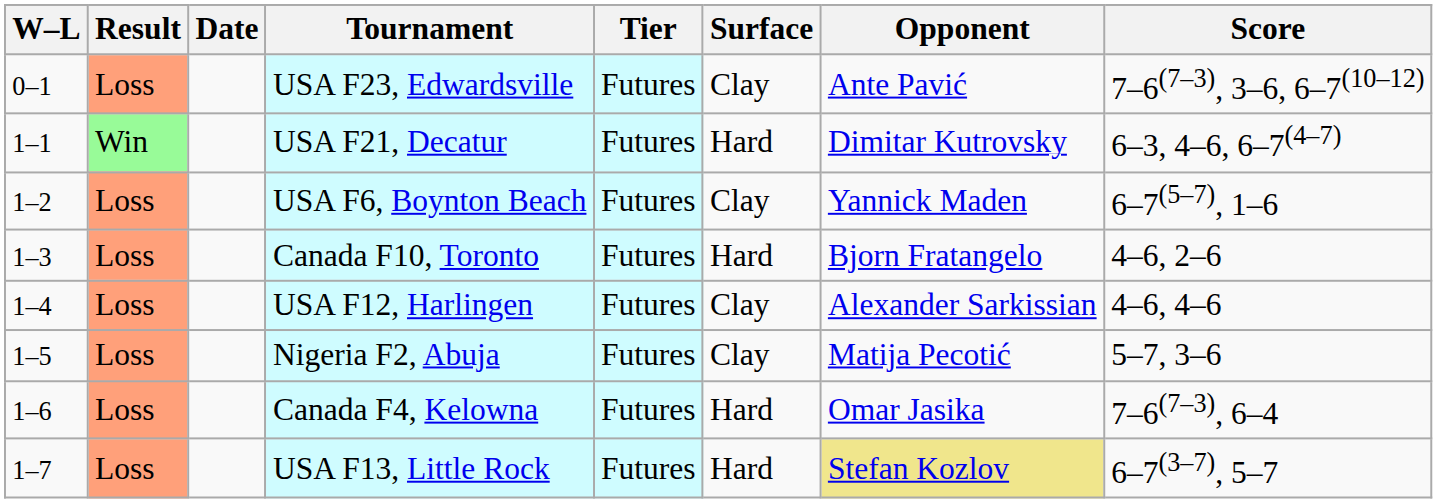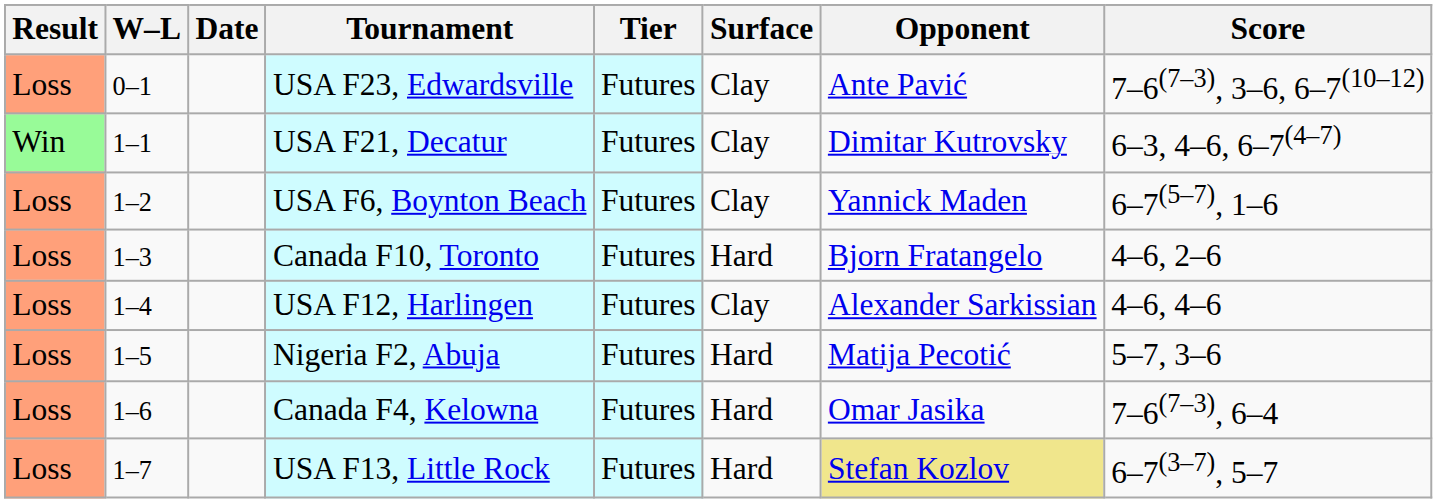columns swapped: (138, 29) <-> (46, 29)
(742, 142) Hard -> (740, 142) Clay
(740, 355) Clay -> (742, 355) Hard
